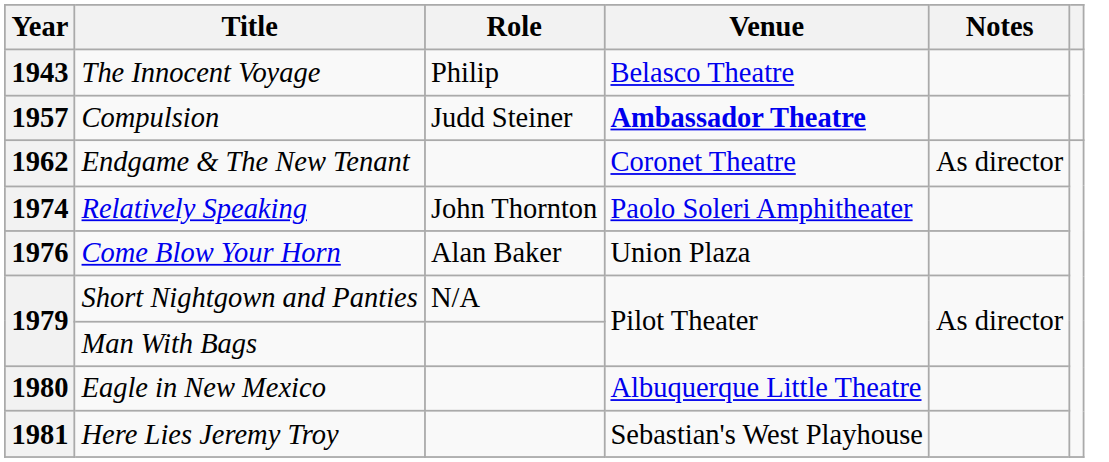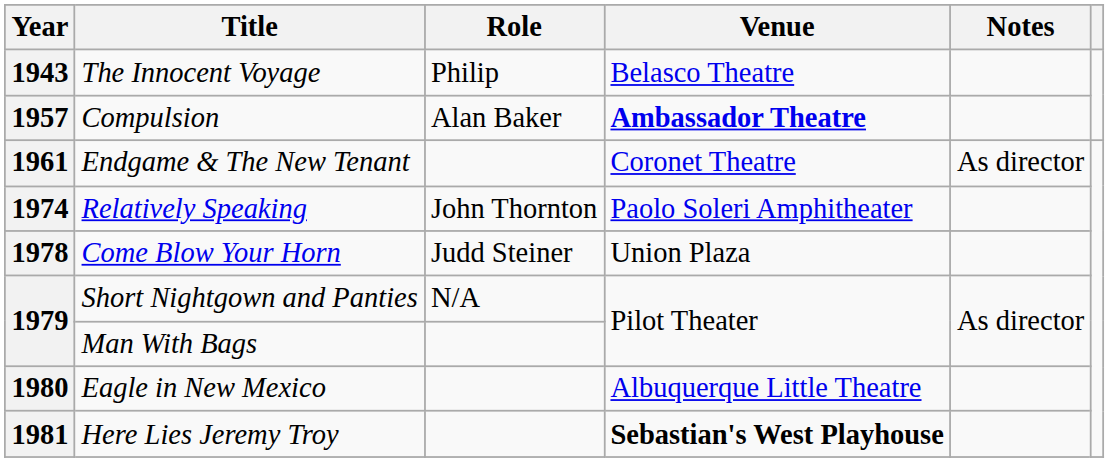(502, 117) Judd Steiner -> (496, 117) Alan Baker
(40, 162) 1962 -> (40, 162) 1961
(40, 252) 1976 -> (40, 252) 1978
(496, 252) Alan Baker -> (502, 252) Judd Steiner
(767, 433) normal -> (777, 433) bold
